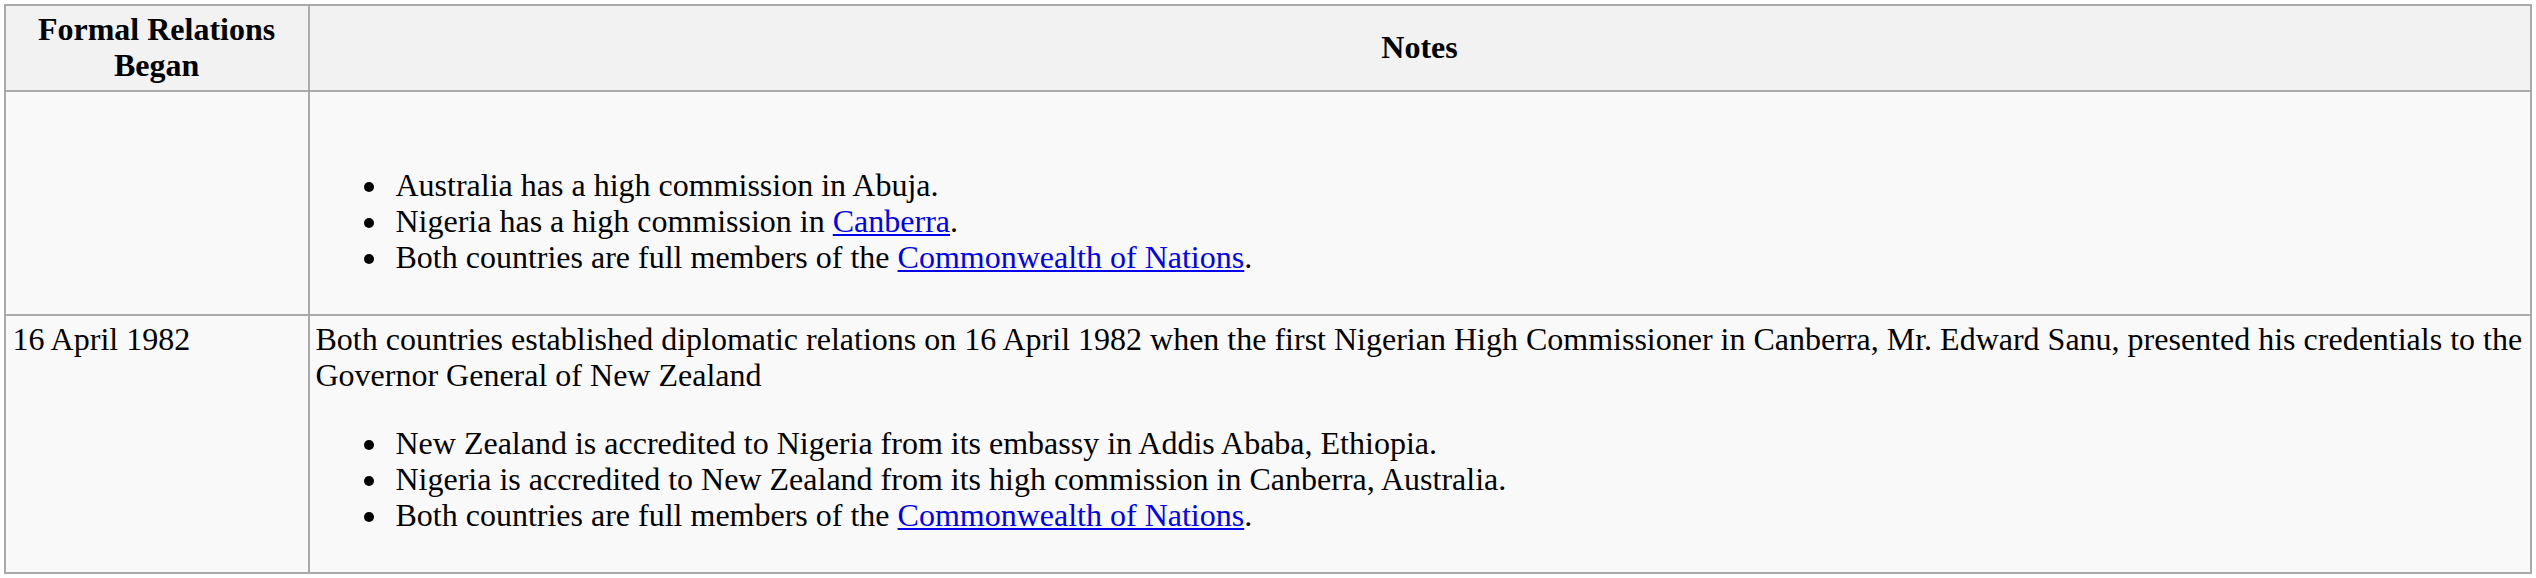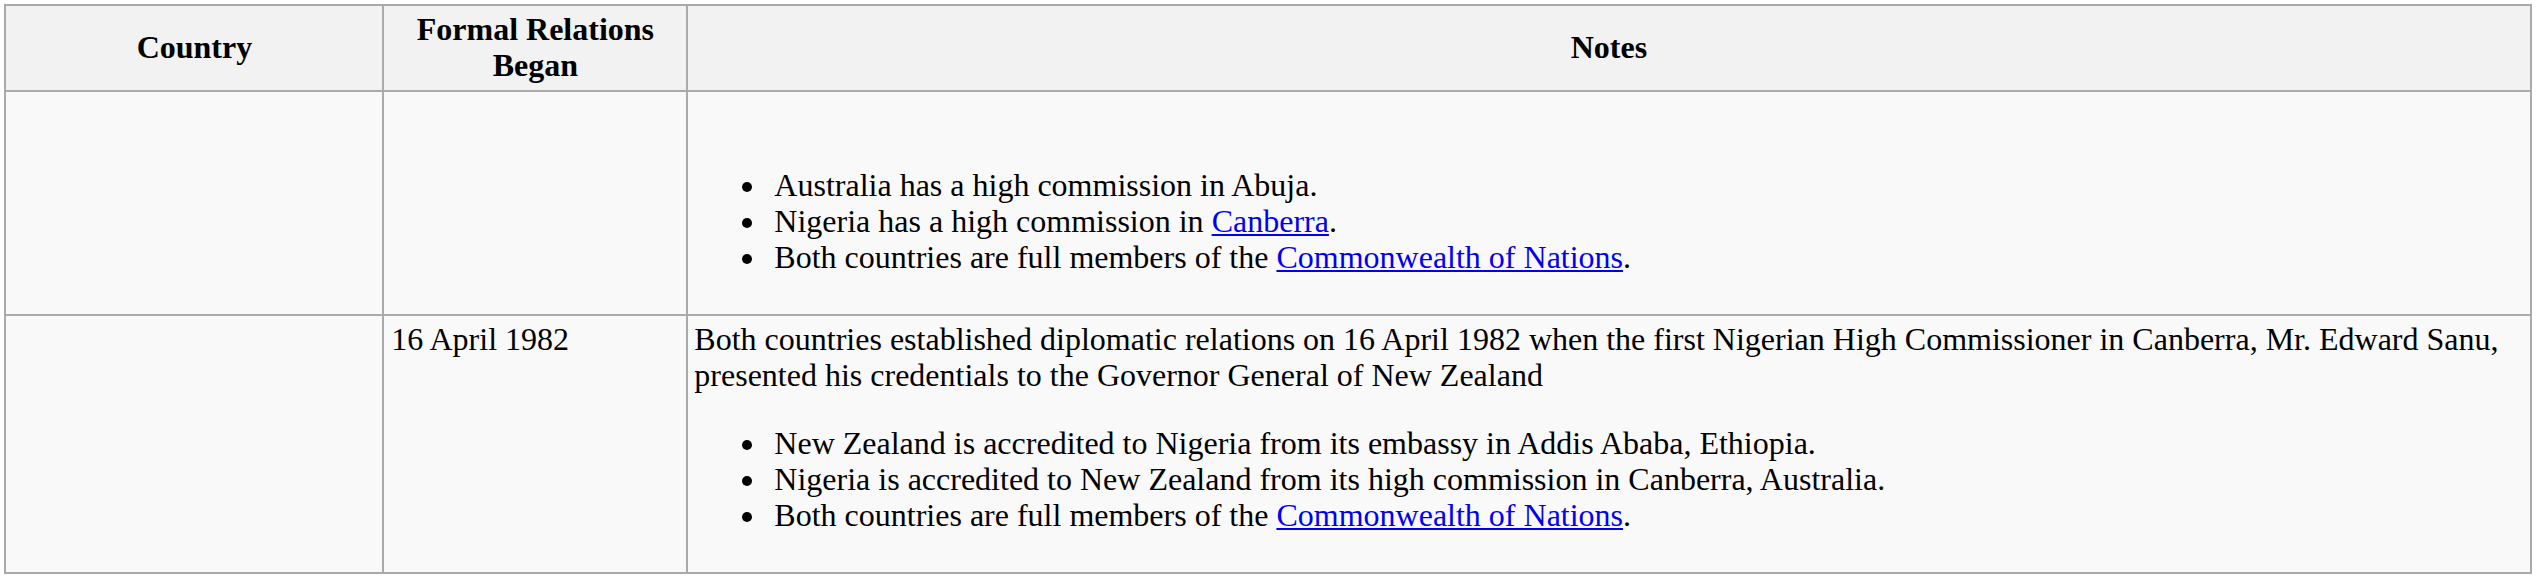+ column: (194, 47)
